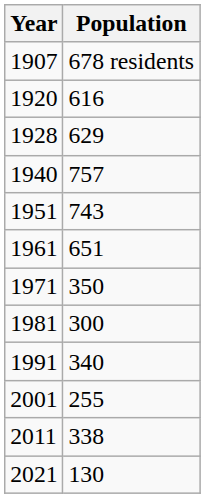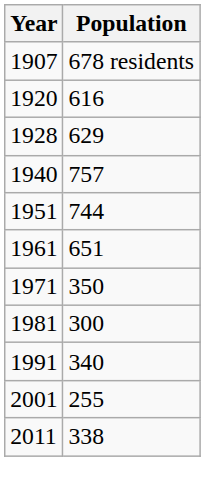(86, 211) 743 -> (86, 211) 744
- row: (34, 473)
